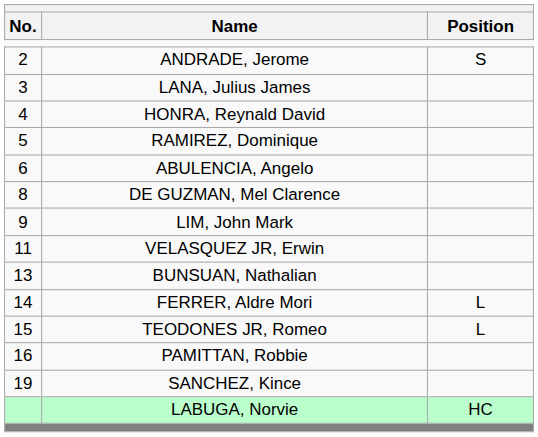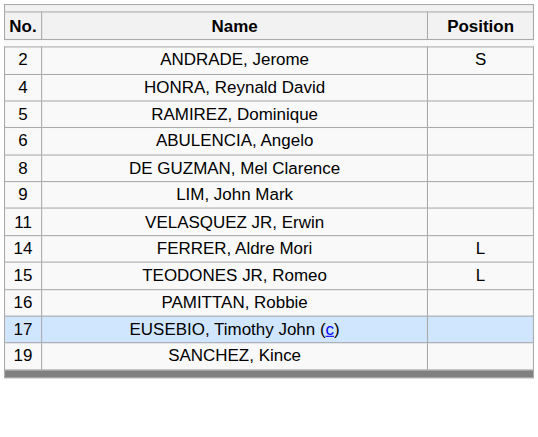- row: (23, 87)
- row: (23, 275)
+ row: (23, 329)
- row: (23, 410)
